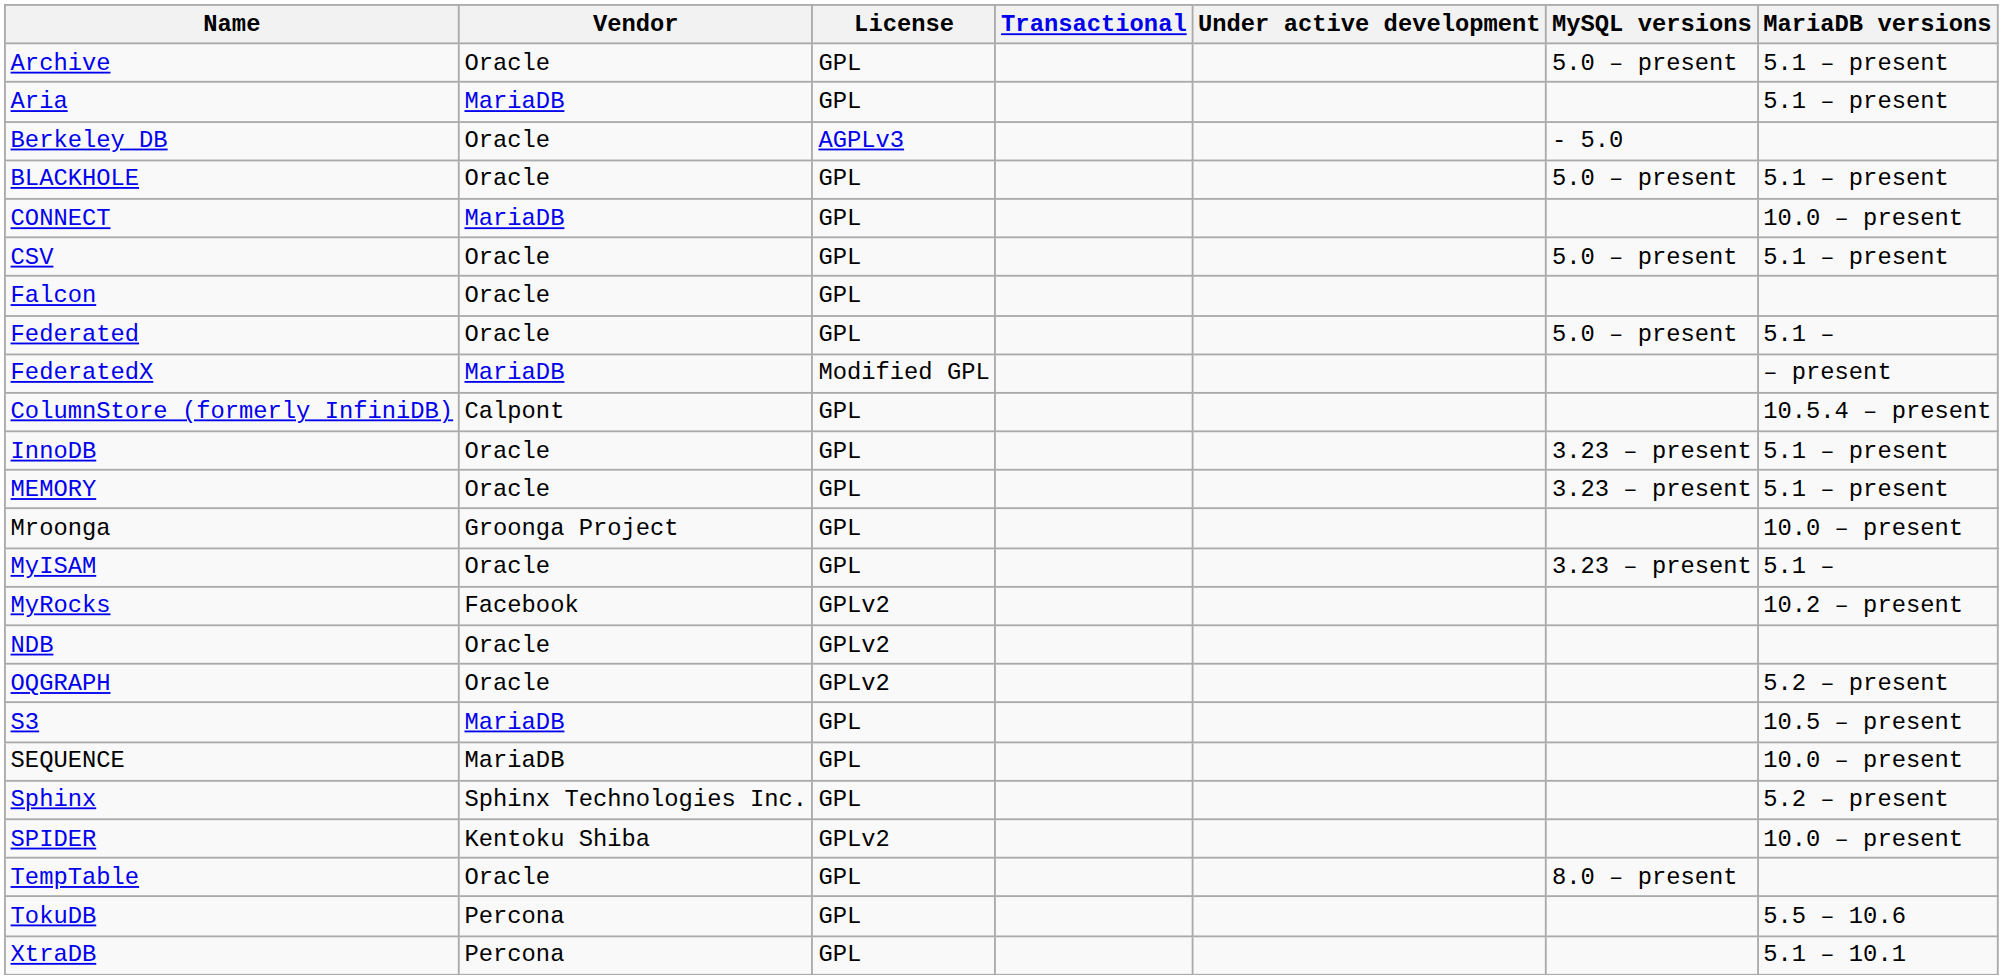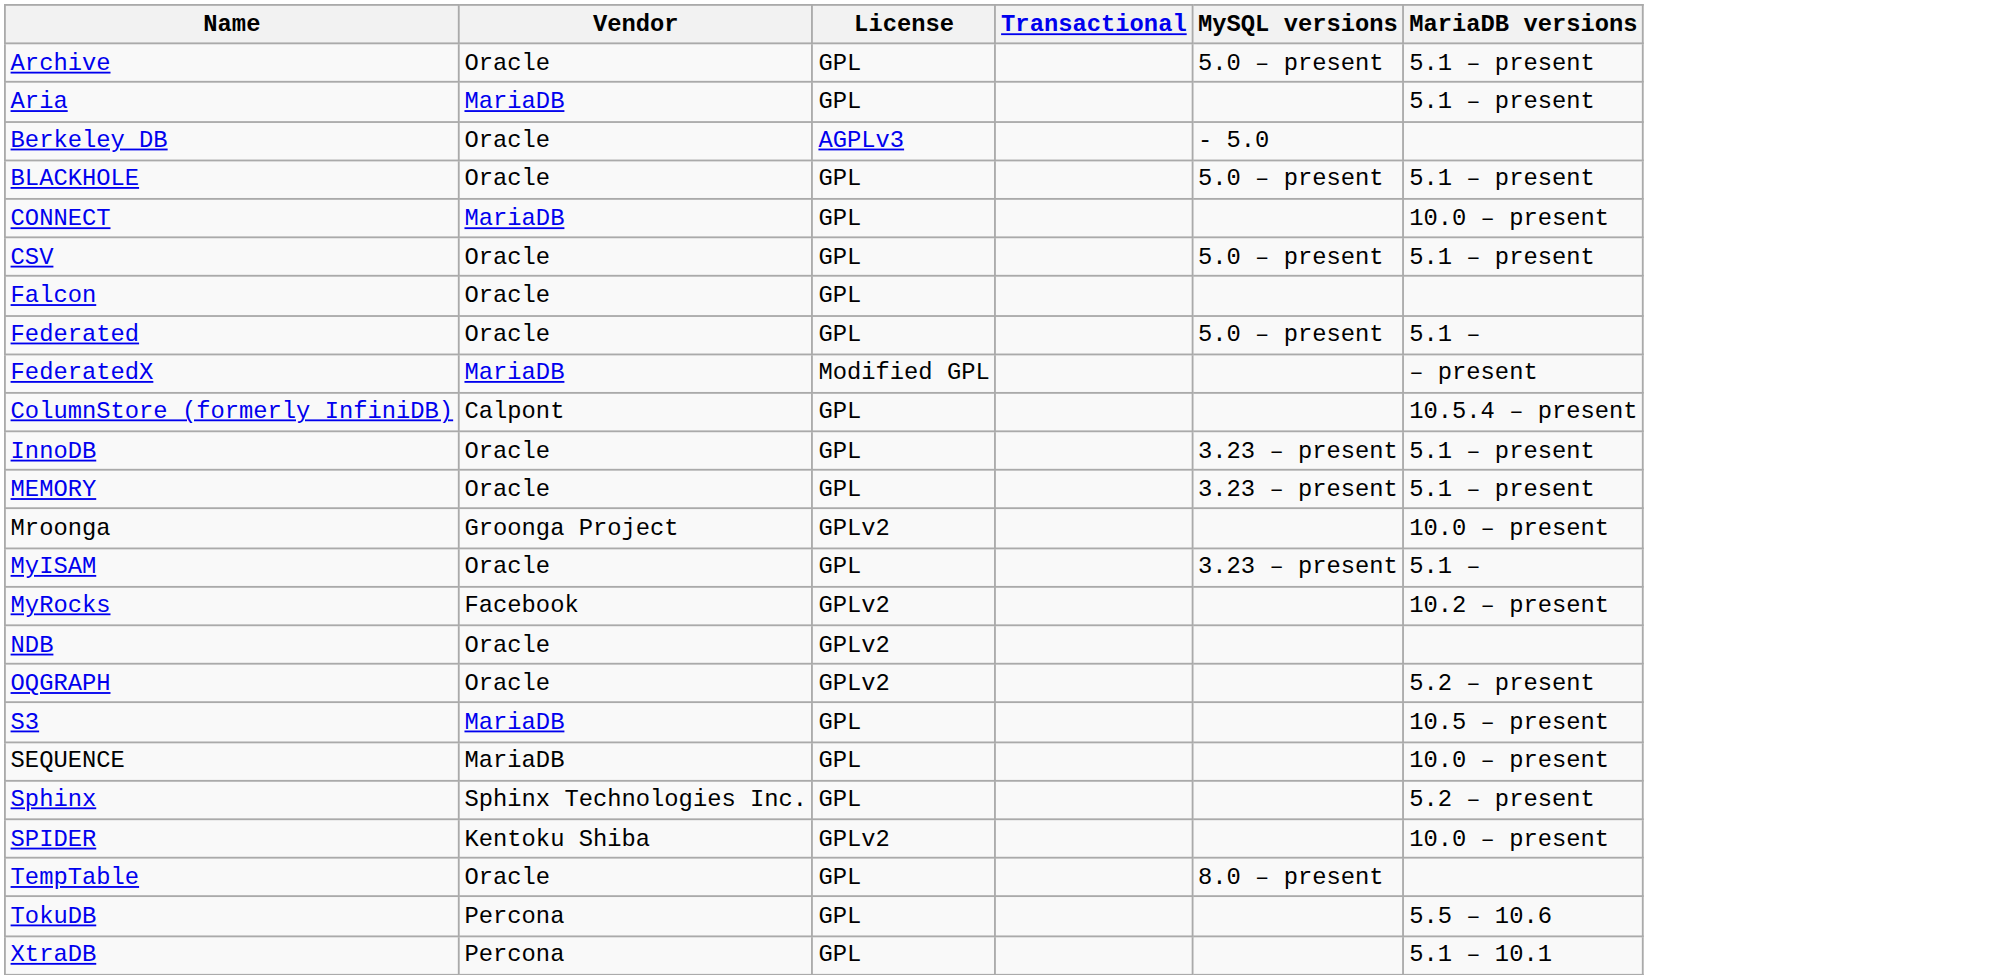- column: (1369, 24)
(840, 528) GPL -> (854, 528) GPLv2
